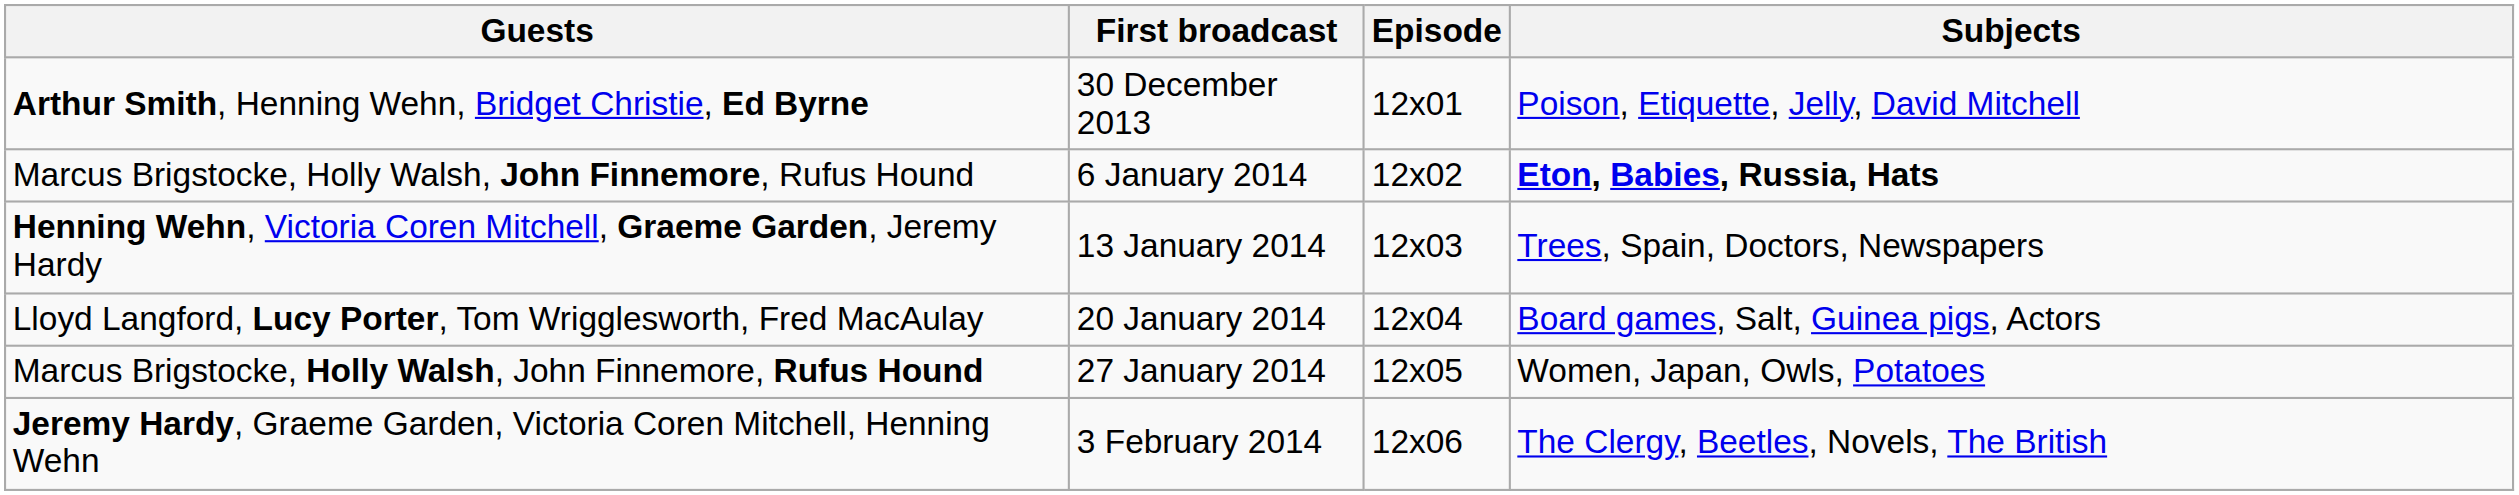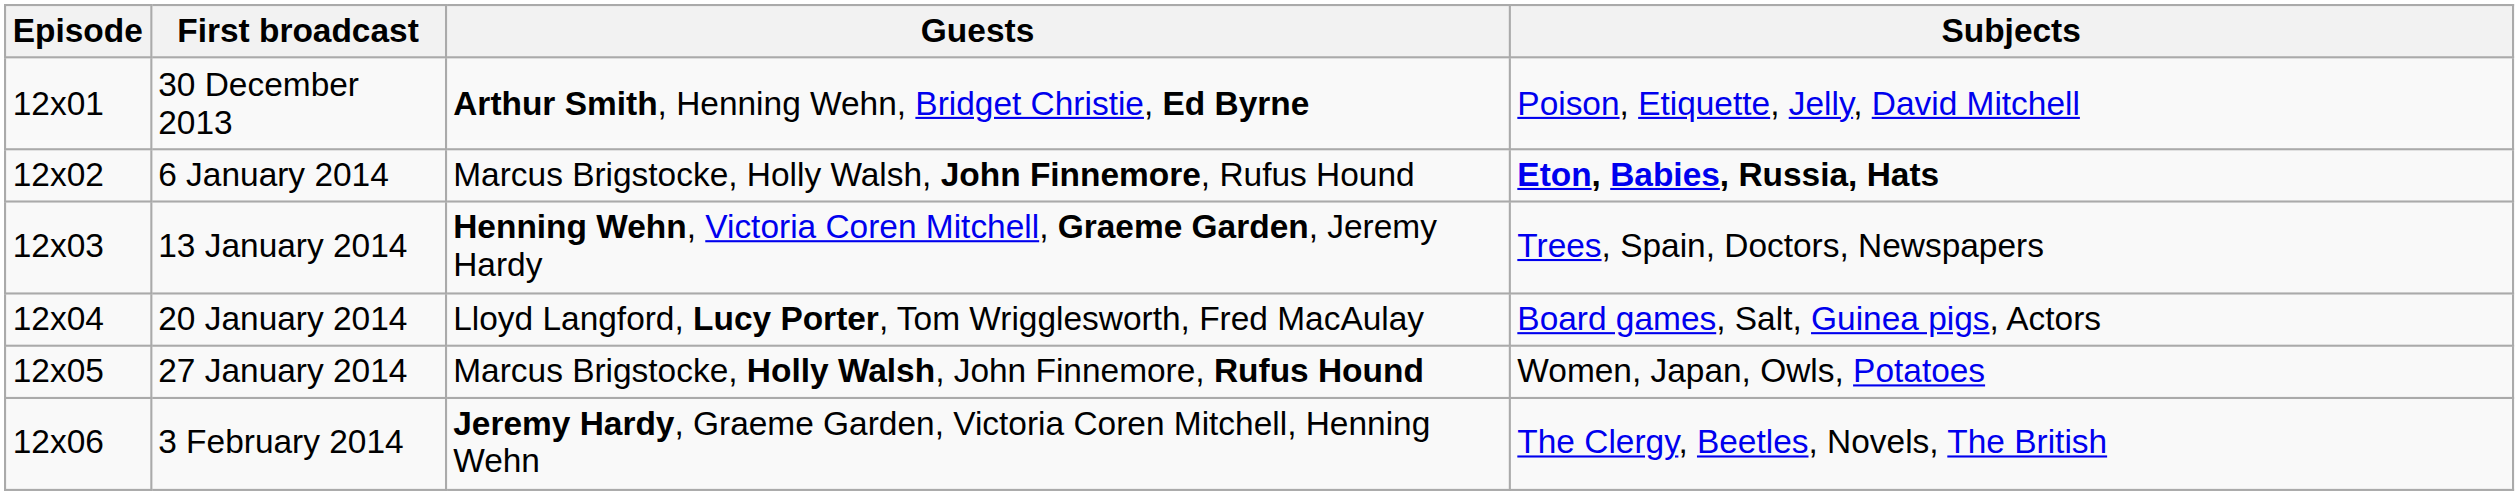columns swapped: (1437, 31) <-> (537, 31)
